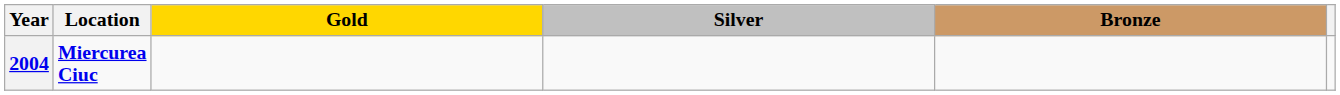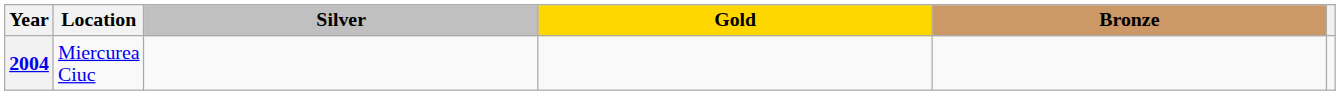columns swapped: (347, 20) <-> (739, 20)
(102, 62) bold -> (99, 62) normal
